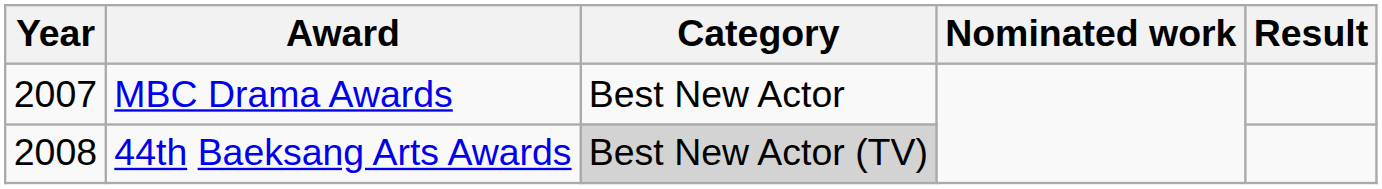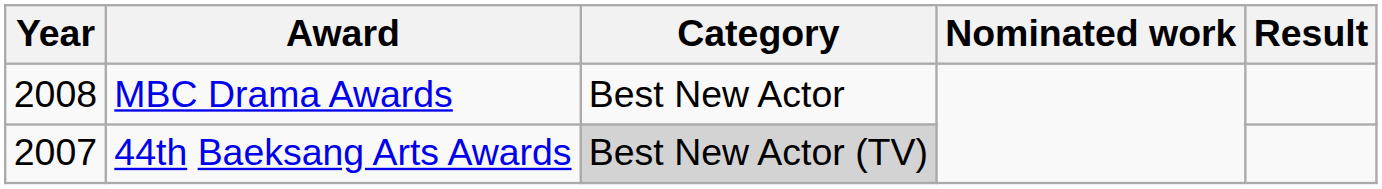(55, 93) 2007 -> (55, 93) 2008
(55, 152) 2008 -> (55, 152) 2007
